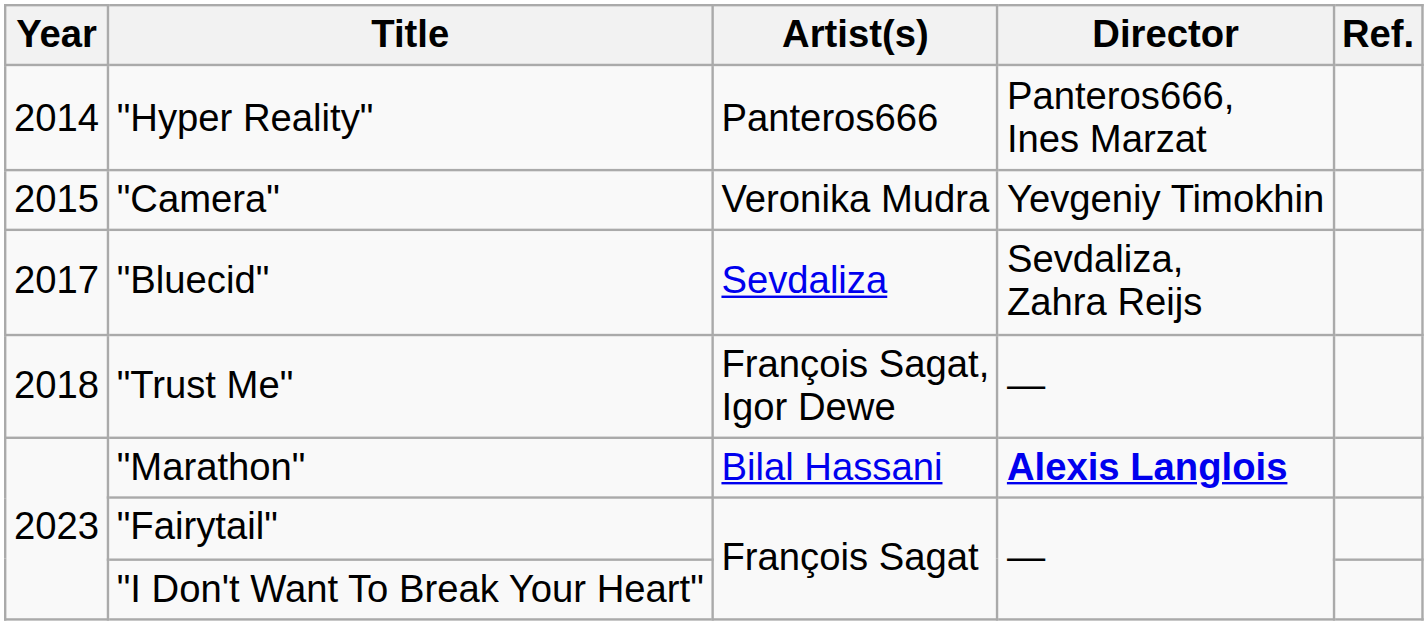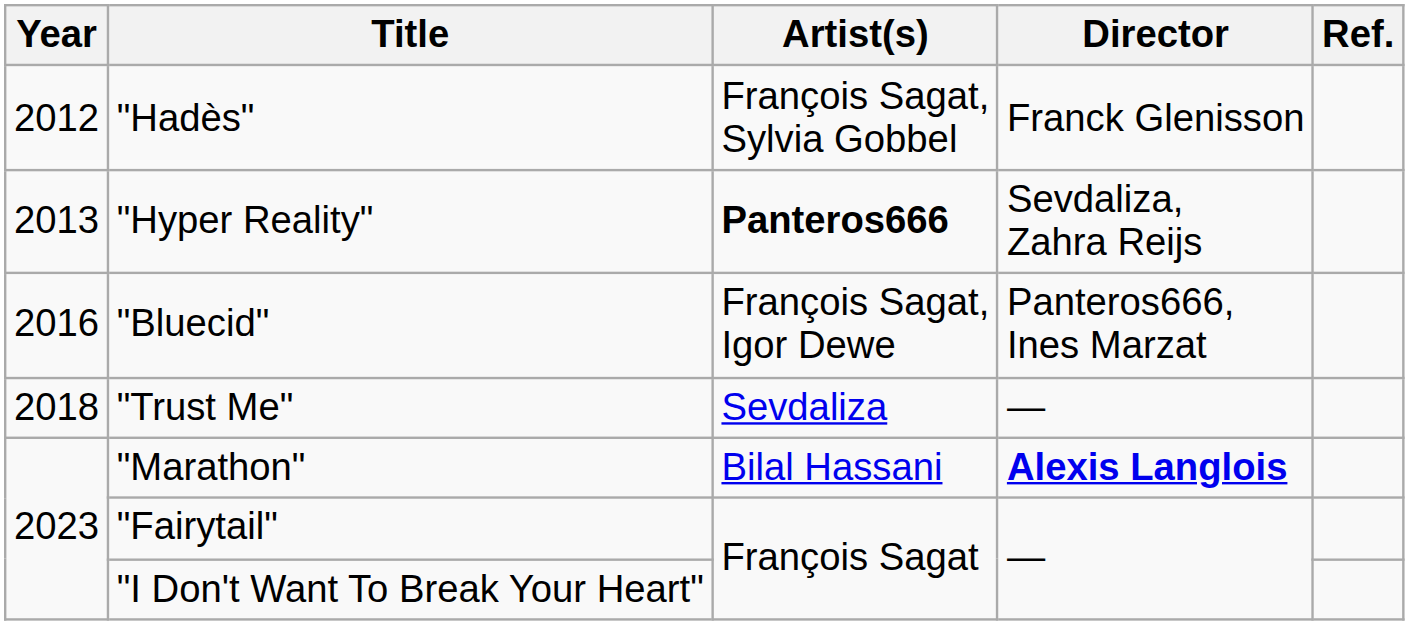+ row: (186, 116)
(57, 116) 2014 -> (57, 220) 2013
(830, 116) normal -> (835, 220) bold
(1121, 116) Panteros666, Ines Marzat -> (1105, 220) Sevdaliza, Zahra Reijs
- row: (198, 199)
(57, 281) 2017 -> (57, 324) 2016
(804, 281) Sevdaliza -> (855, 324) François Sagat, Igor Dewe
(1105, 281) Sevdaliza, Zahra Reijs -> (1121, 324) Panteros666, Ines Marzat
(855, 384) François Sagat, Igor Dewe -> (804, 406) Sevdaliza
